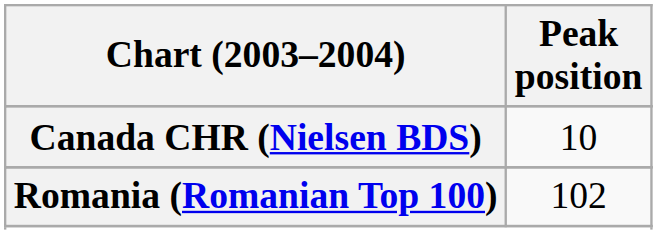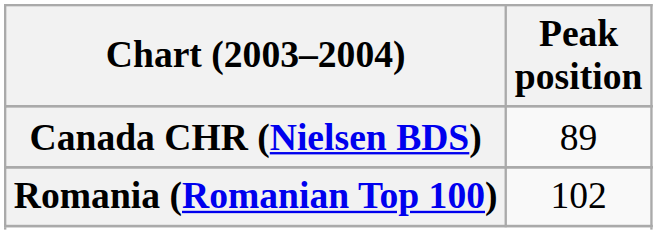(579, 136) 10 -> (579, 136) 89
